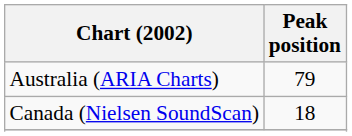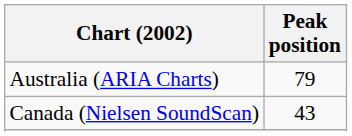(305, 112) 18 -> (305, 112) 43
